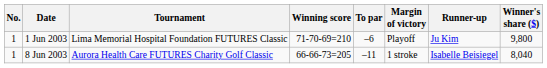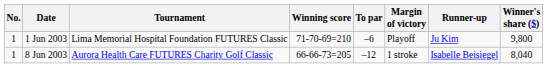(369, 55) –11 -> (369, 55) –12
